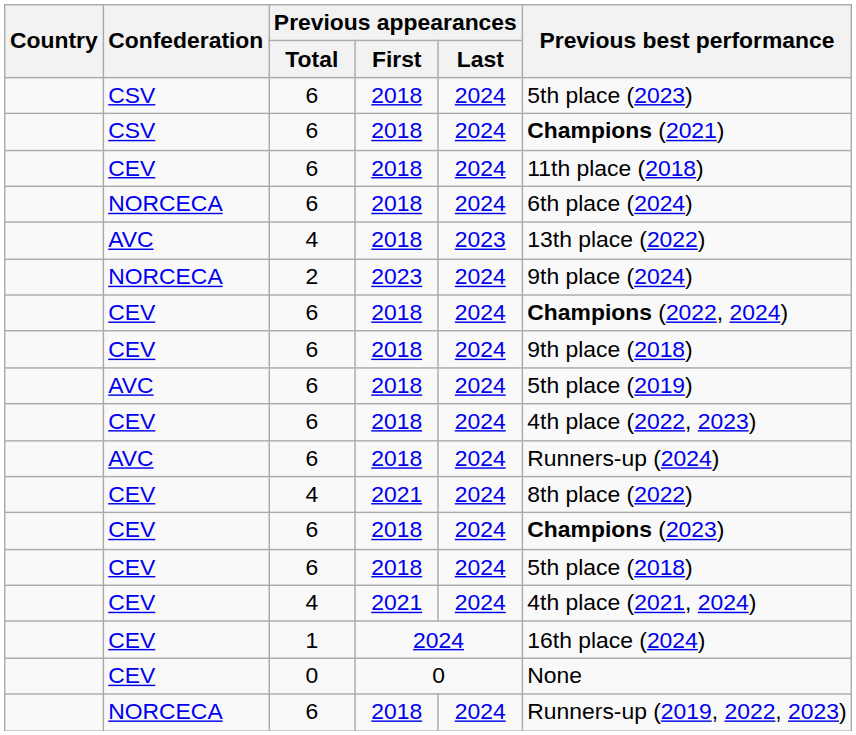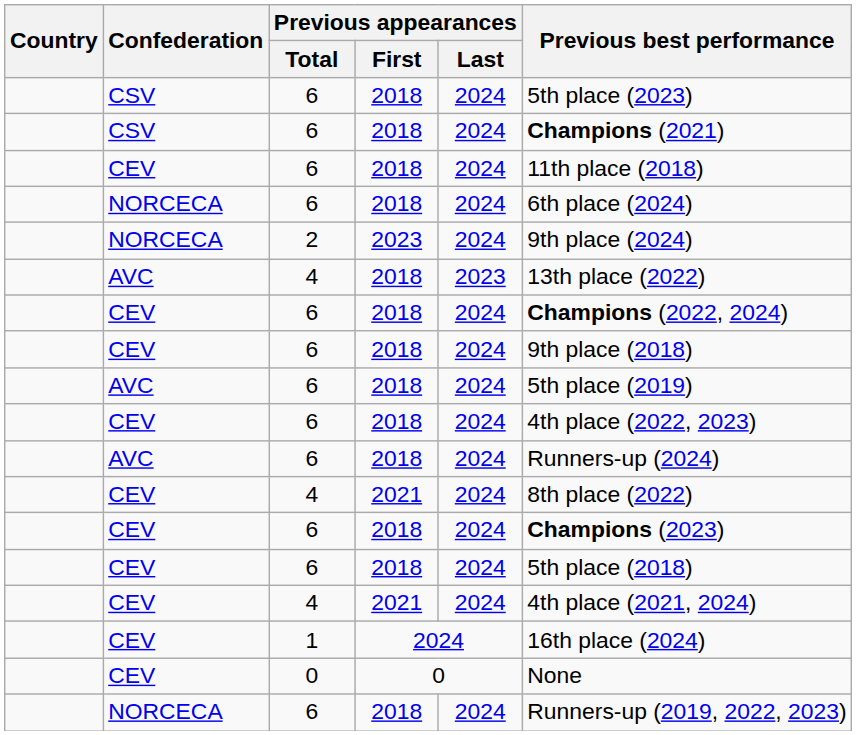rows swapped: (131, 240) <-> (165, 276)
